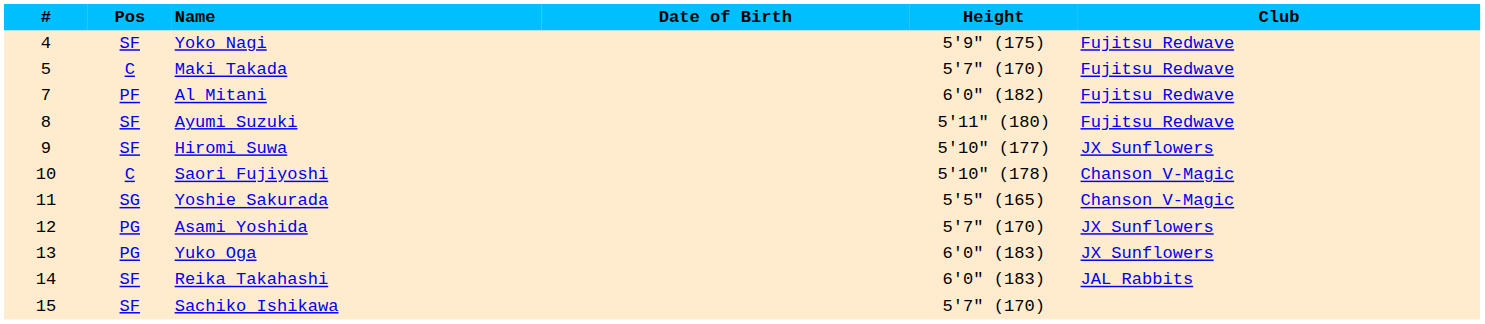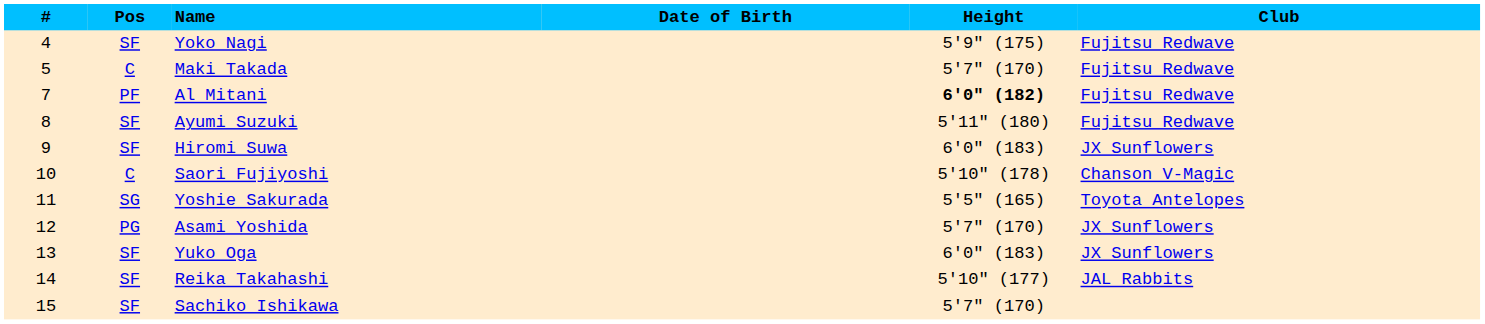(994, 96) normal -> (994, 96) bold
(994, 149) 5'10" (177) -> (994, 149) 6'0" (183)
(1157, 201) Chanson V-Magic -> (1162, 201) Toyota Antelopes
(130, 254) PG -> (130, 254) SF
(994, 280) 6'0" (183) -> (994, 280) 5'10" (177)
